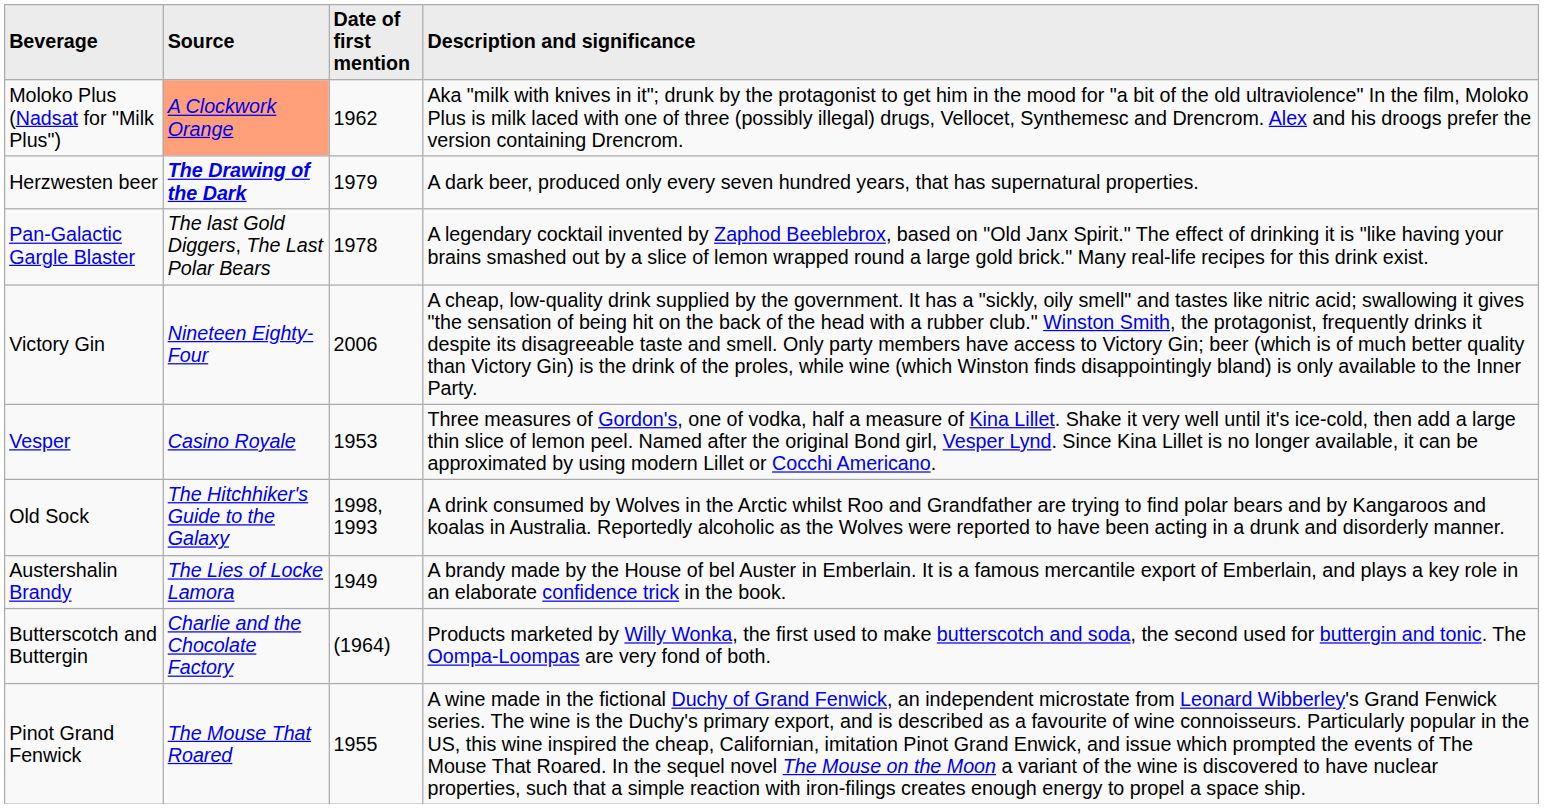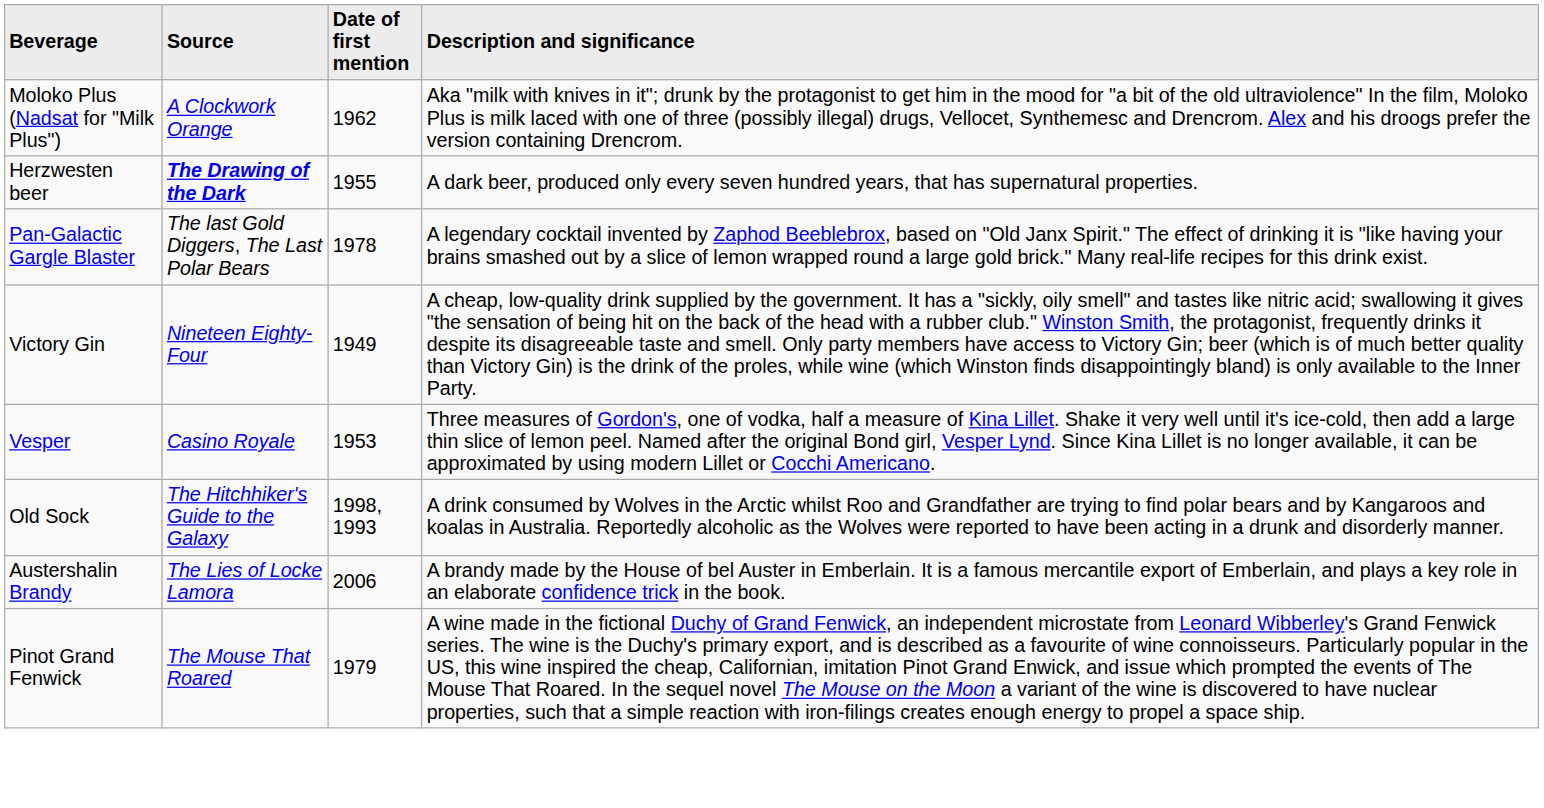(222, 117) lightsalmon background -> (221, 117) no background
(355, 182) 1979 -> (355, 182) 1955
(355, 344) 2006 -> (355, 344) 1949
(355, 581) 1949 -> (355, 581) 2006
- row: (83, 646)
(355, 743) 1955 -> (355, 668) 1979
